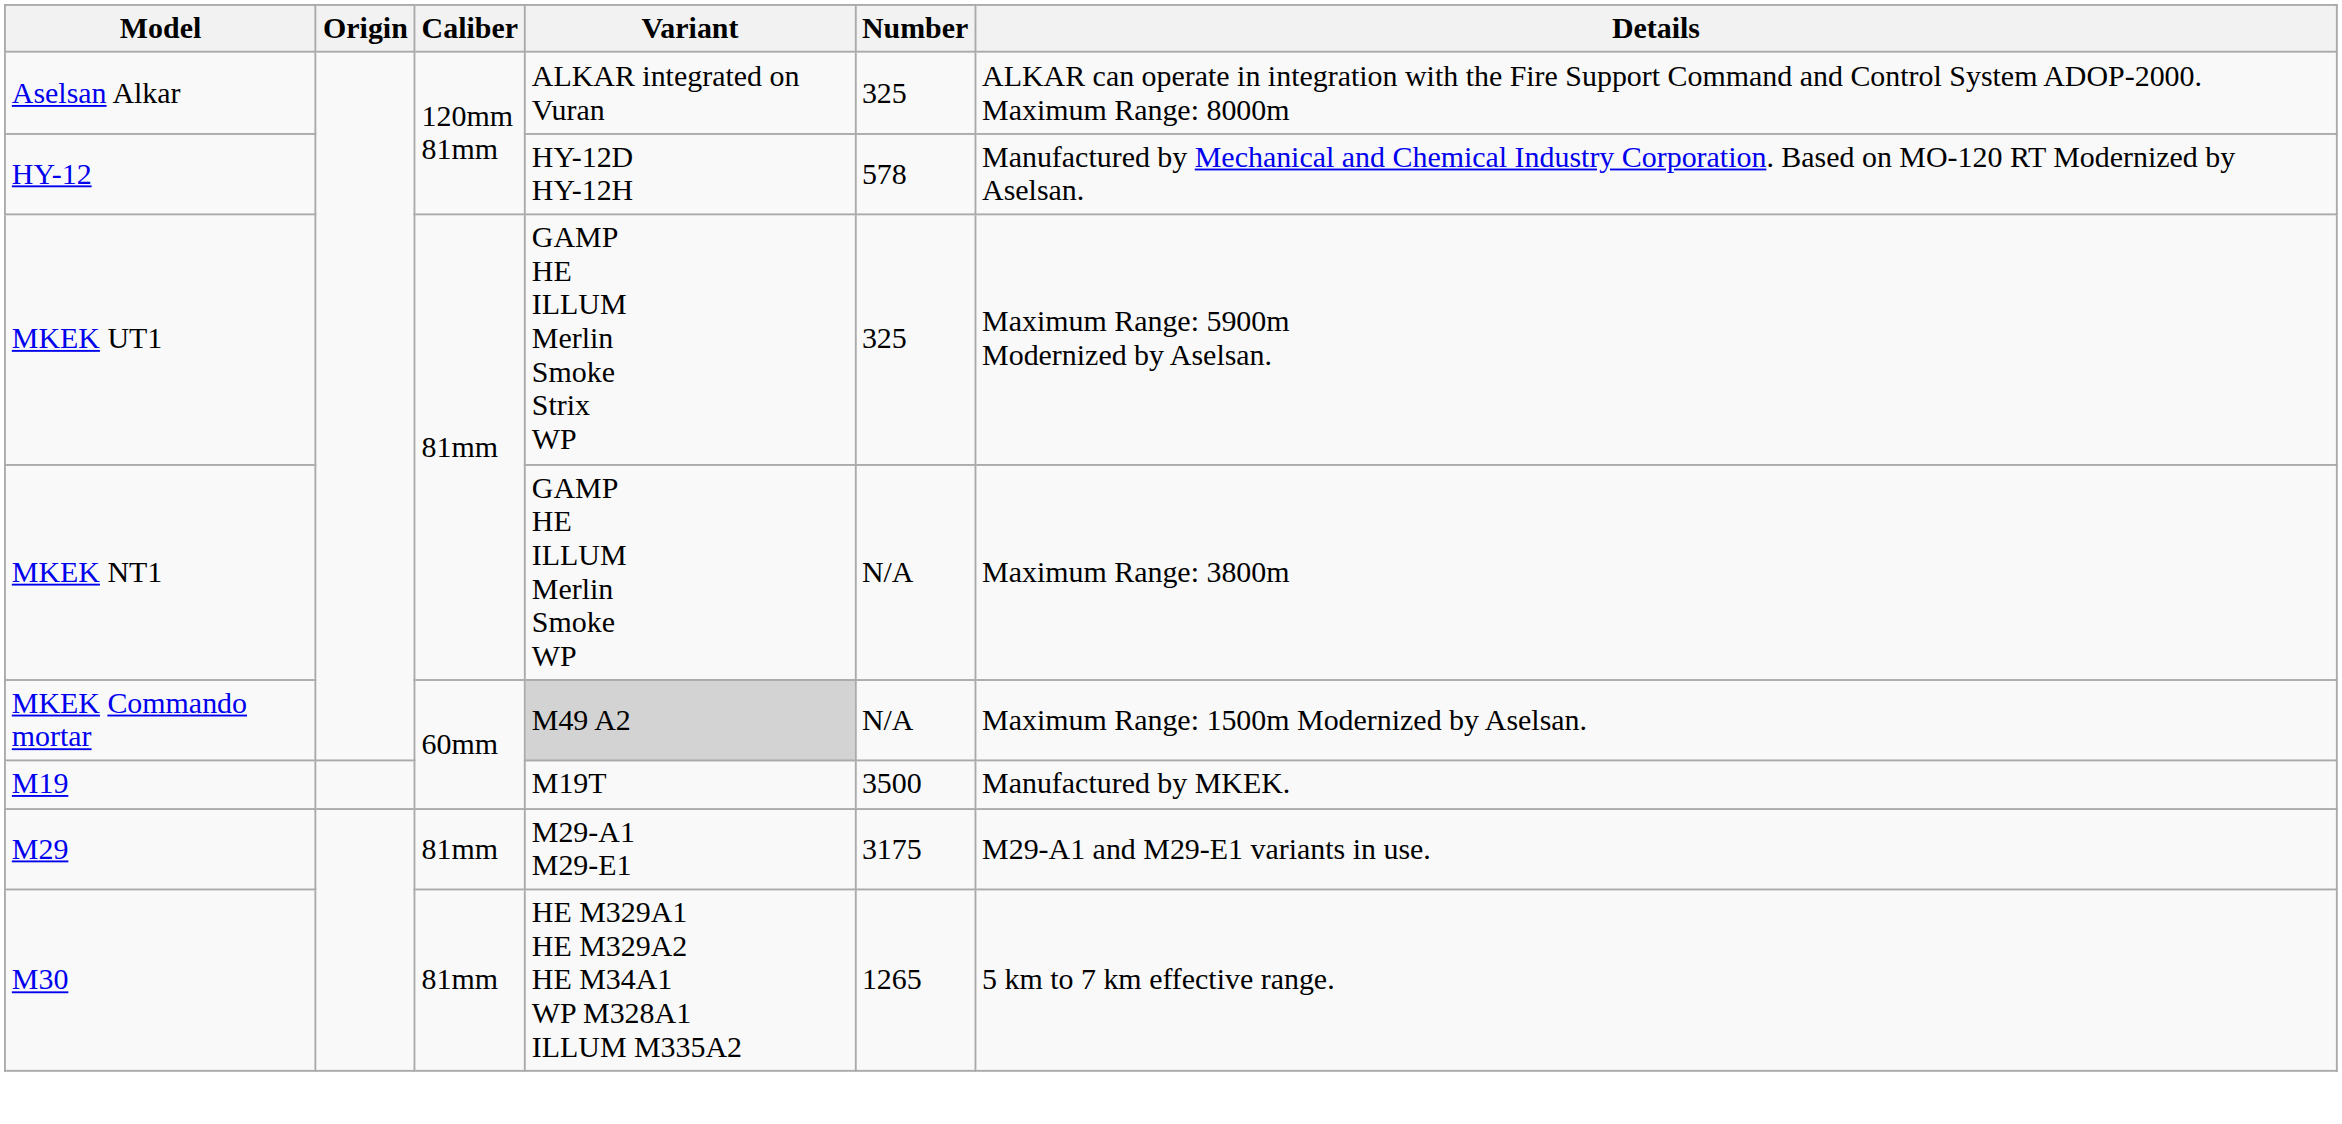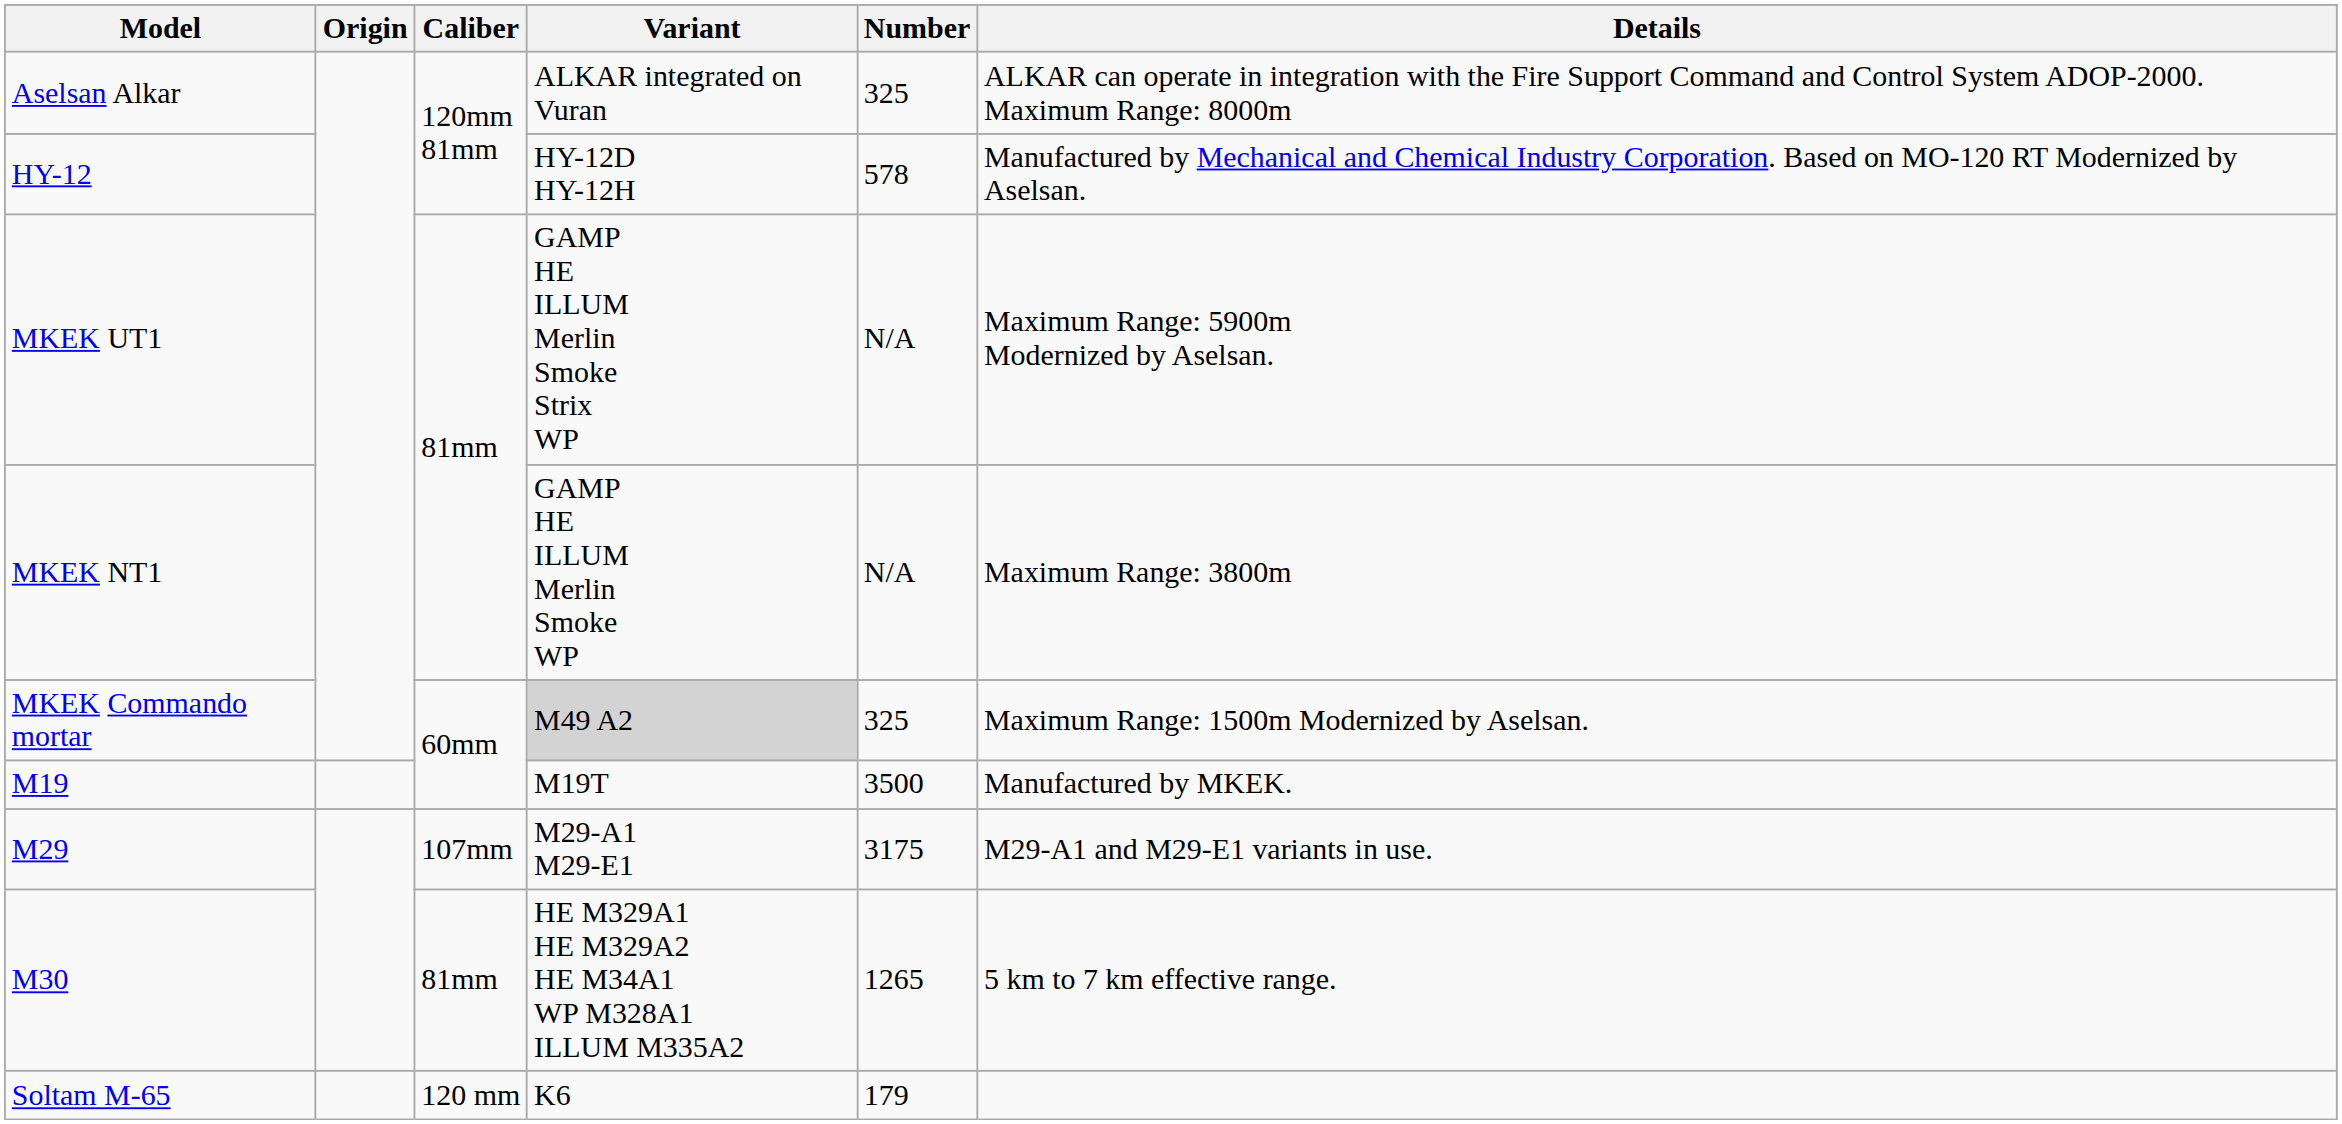(884, 338) 325 -> (890, 338) N/A
(888, 719) N/A -> (886, 719) 325
(460, 848) 81mm -> (467, 848) 107mm
+ row: (91, 1094)
